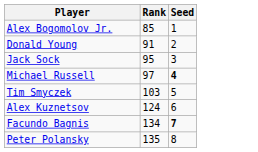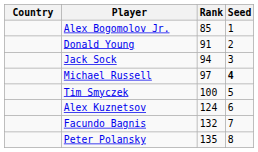+ column: (33, 12)
(148, 60) 95 -> (206, 60) 94
(151, 92) 103 -> (209, 92) 100
(151, 124) 134 -> (209, 124) 132
(174, 124) bold -> (231, 124) normal
